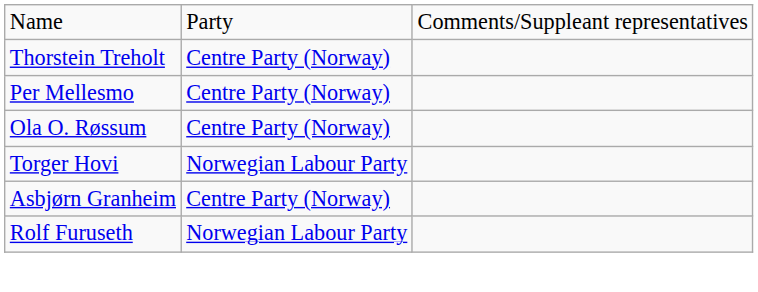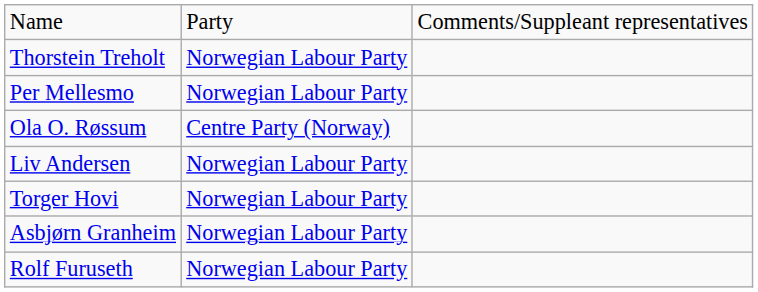(288, 57) Centre Party (Norway) -> (297, 57) Norwegian Labour Party
(288, 92) Centre Party (Norway) -> (297, 92) Norwegian Labour Party
+ row: (70, 163)
(288, 198) Centre Party (Norway) -> (297, 233) Norwegian Labour Party
